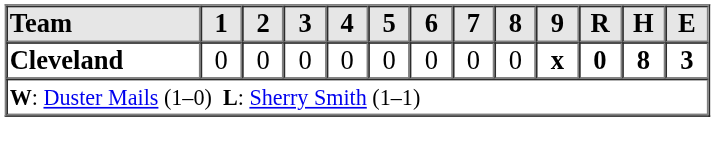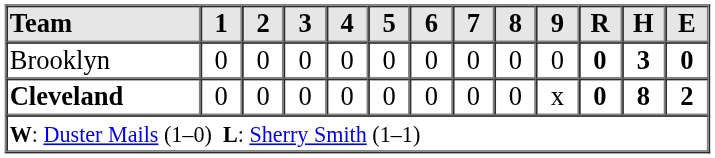+ row: (60, 60)
(557, 60) bold -> (557, 96) normal
(687, 60) 3 -> (687, 96) 2
